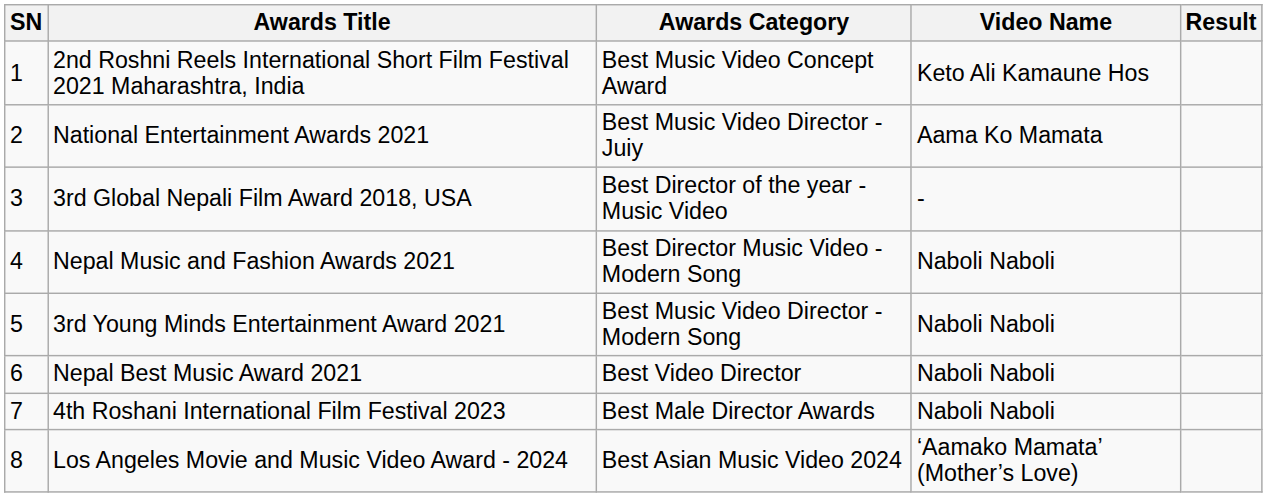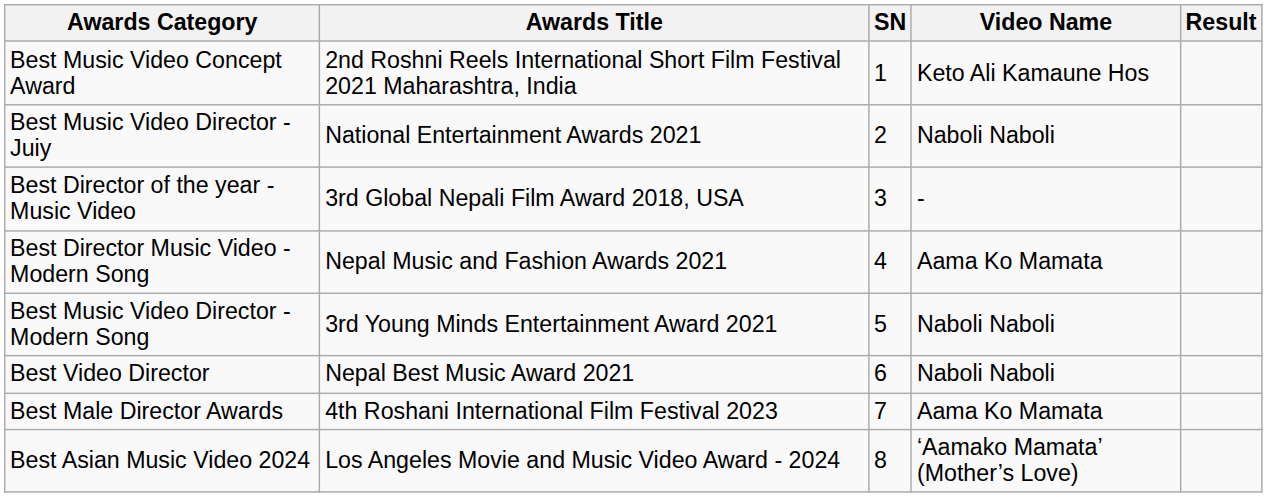columns swapped: (26, 22) <-> (754, 22)
(1010, 135) Aama Ko Mamata -> (986, 135) Naboli Naboli
(986, 261) Naboli Naboli -> (1010, 261) Aama Ko Mamata
(986, 410) Naboli Naboli -> (1010, 410) Aama Ko Mamata
